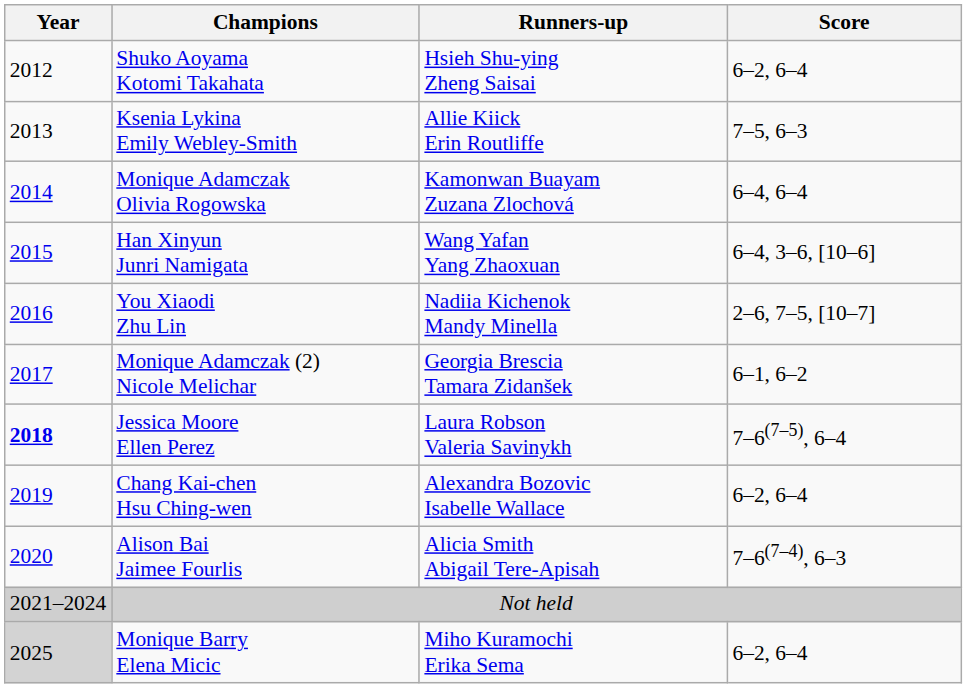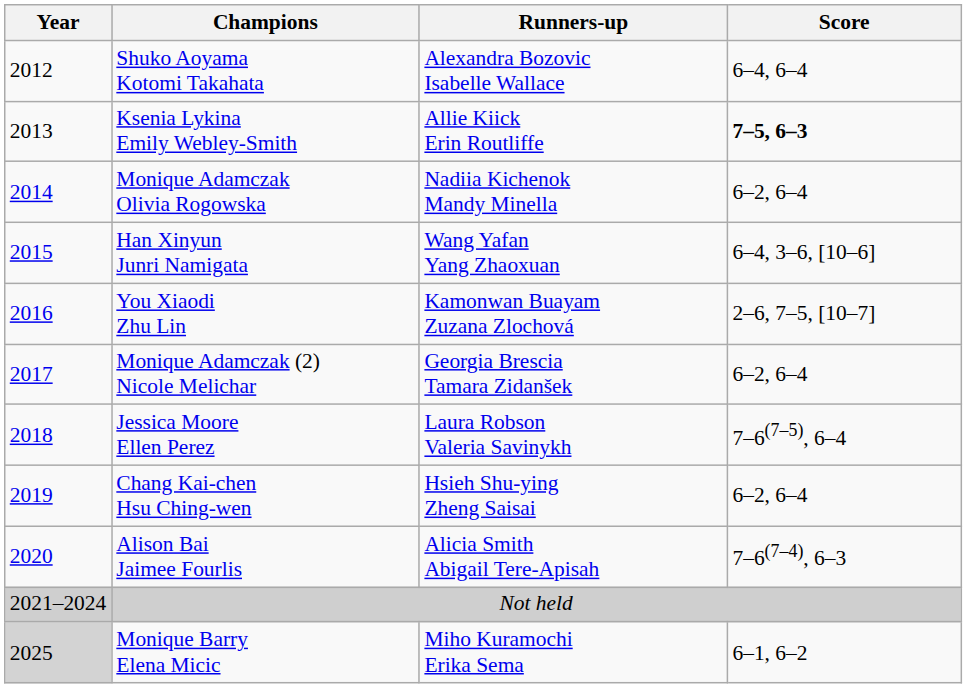(491, 70) Hsieh Shu-ying Zheng Saisai -> (507, 70) Alexandra Bozovic Isabelle Wallace
(770, 70) 6–2, 6–4 -> (770, 70) 6–4, 6–4
(770, 131) normal -> (770, 131) bold
(512, 192) Kamonwan Buayam Zuzana Zlochová -> (497, 192) Nadiia Kichenok Mandy Minella
(770, 192) 6–4, 6–4 -> (770, 192) 6–2, 6–4
(497, 313) Nadiia Kichenok Mandy Minella -> (512, 313) Kamonwan Buayam Zuzana Zlochová
(770, 374) 6–1, 6–2 -> (770, 374) 6–2, 6–4
(31, 434) bold -> (31, 434) normal
(507, 495) Alexandra Bozovic Isabelle Wallace -> (491, 495) Hsieh Shu-ying Zheng Saisai
(770, 652) 6–2, 6–4 -> (770, 652) 6–1, 6–2
